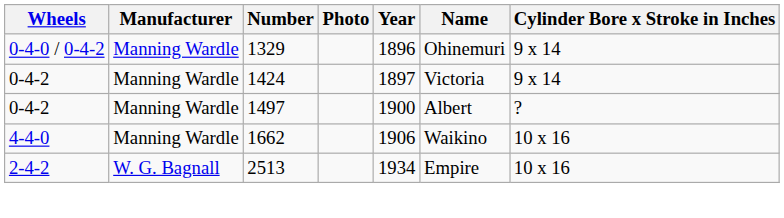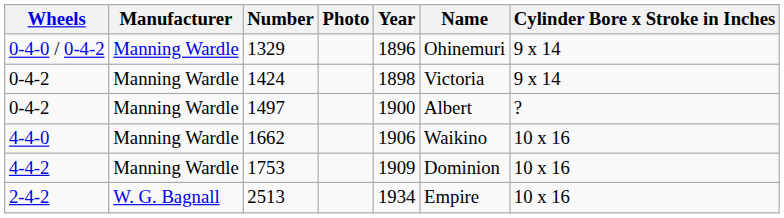(397, 78) 1897 -> (397, 78) 1898
+ row: (266, 167)
